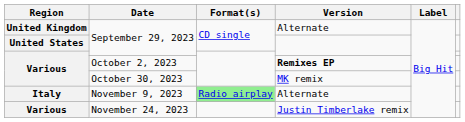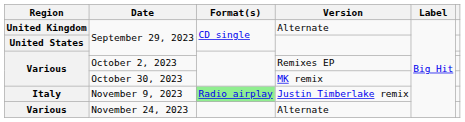(306, 63) bold -> (306, 63) normal
(303, 94) Alternate -> (343, 94) Justin Timberlake remix
(343, 109) Justin Timberlake remix -> (303, 109) Alternate
